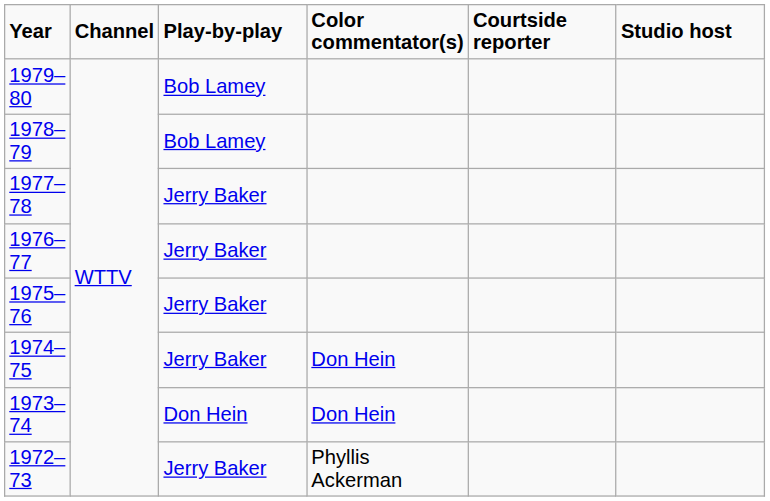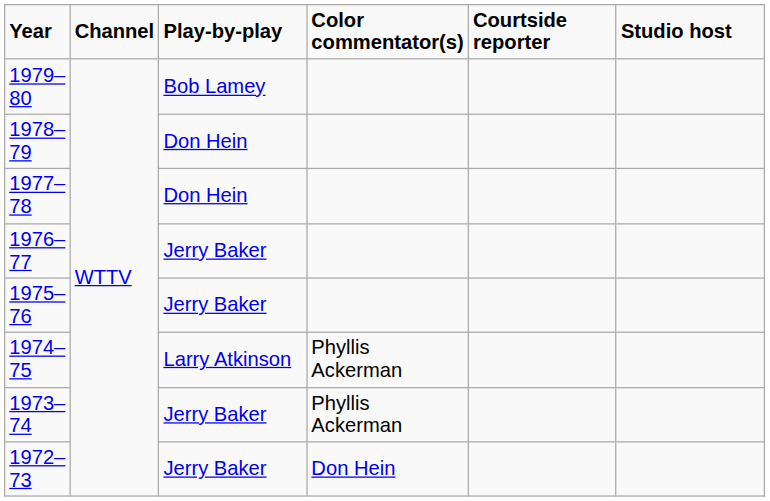(214, 141) Bob Lamey -> (205, 141) Don Hein
(215, 195) Jerry Baker -> (205, 195) Don Hein
(215, 359) Jerry Baker -> (227, 359) Larry Atkinson
(353, 359) Don Hein -> (357, 359) Phyllis Ackerman
(205, 414) Don Hein -> (215, 414) Jerry Baker
(353, 414) Don Hein -> (357, 414) Phyllis Ackerman
(357, 469) Phyllis Ackerman -> (353, 469) Don Hein
